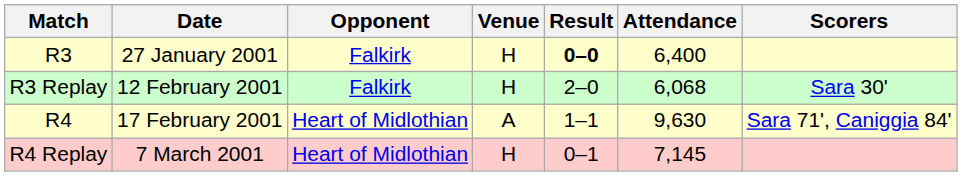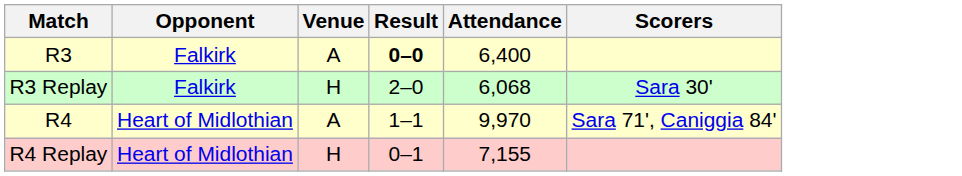- column: (200, 21)
(509, 54) H -> (333, 54) A
(680, 120) 9,630 -> (505, 120) 9,970
(680, 154) 7,145 -> (505, 154) 7,155
